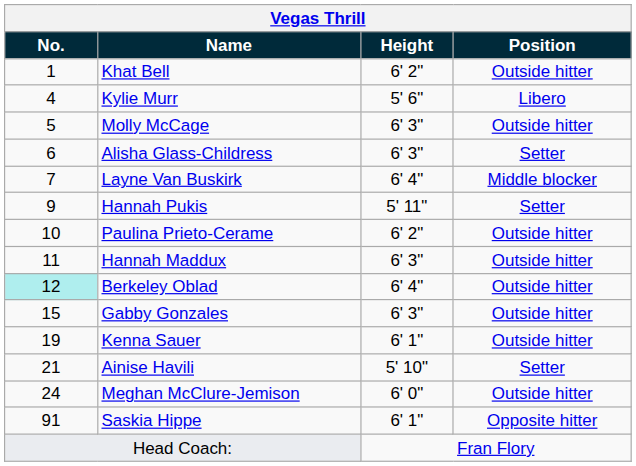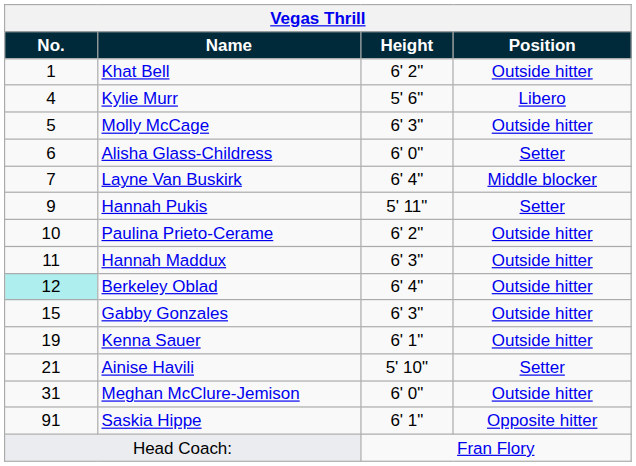(407, 153) 6' 3" -> (407, 153) 6' 0"
(51, 394) 24 -> (51, 394) 31
